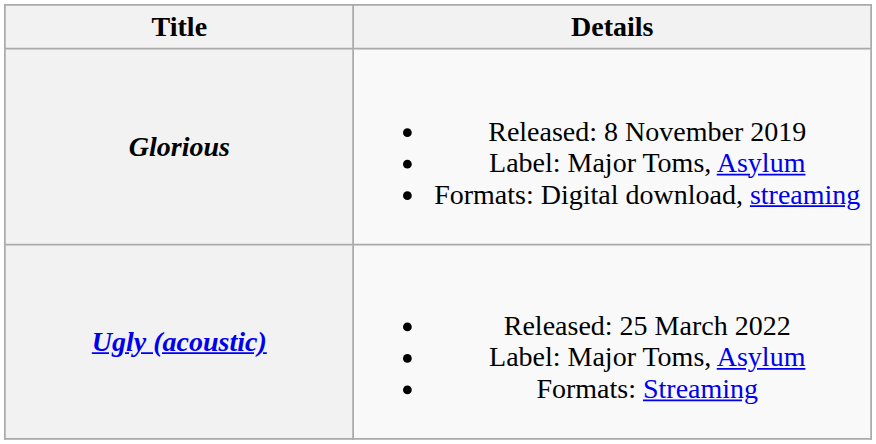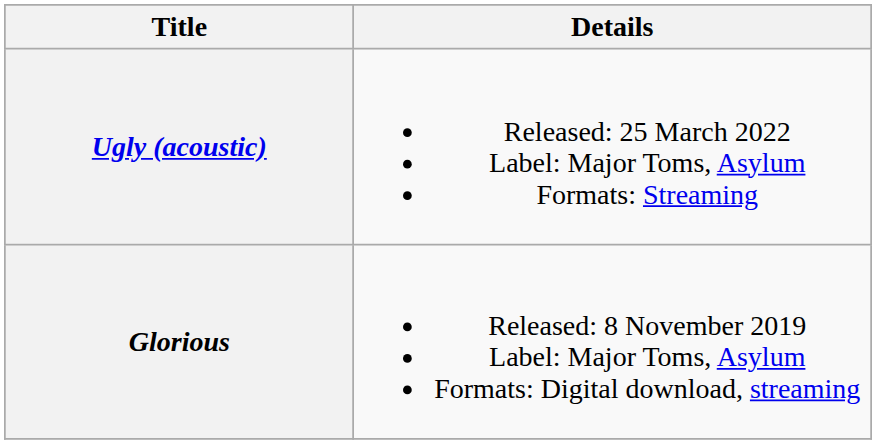rows swapped: (179, 146) <-> (179, 341)
